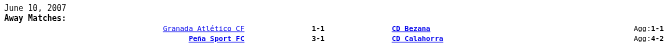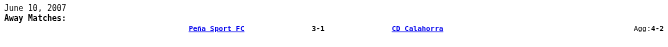- row: (204, 28)
